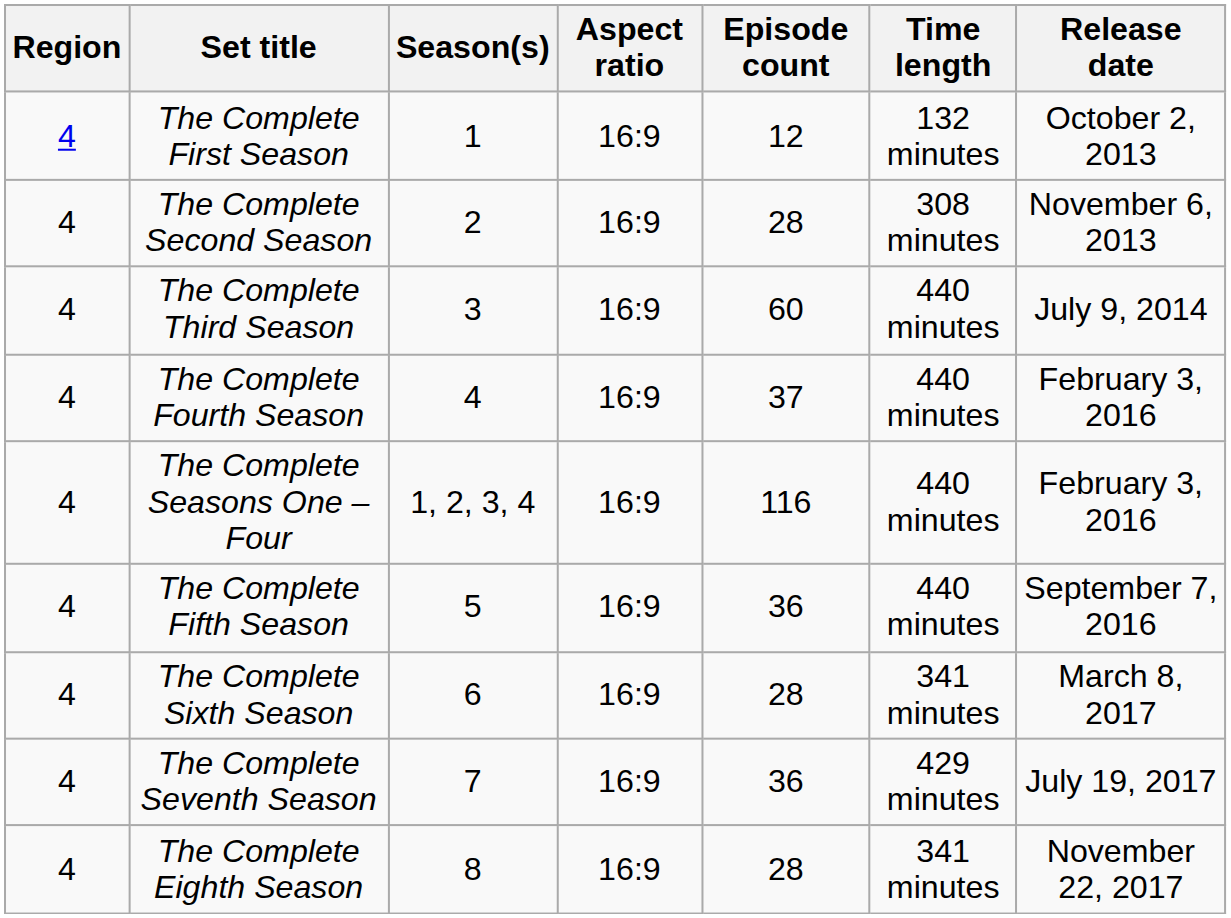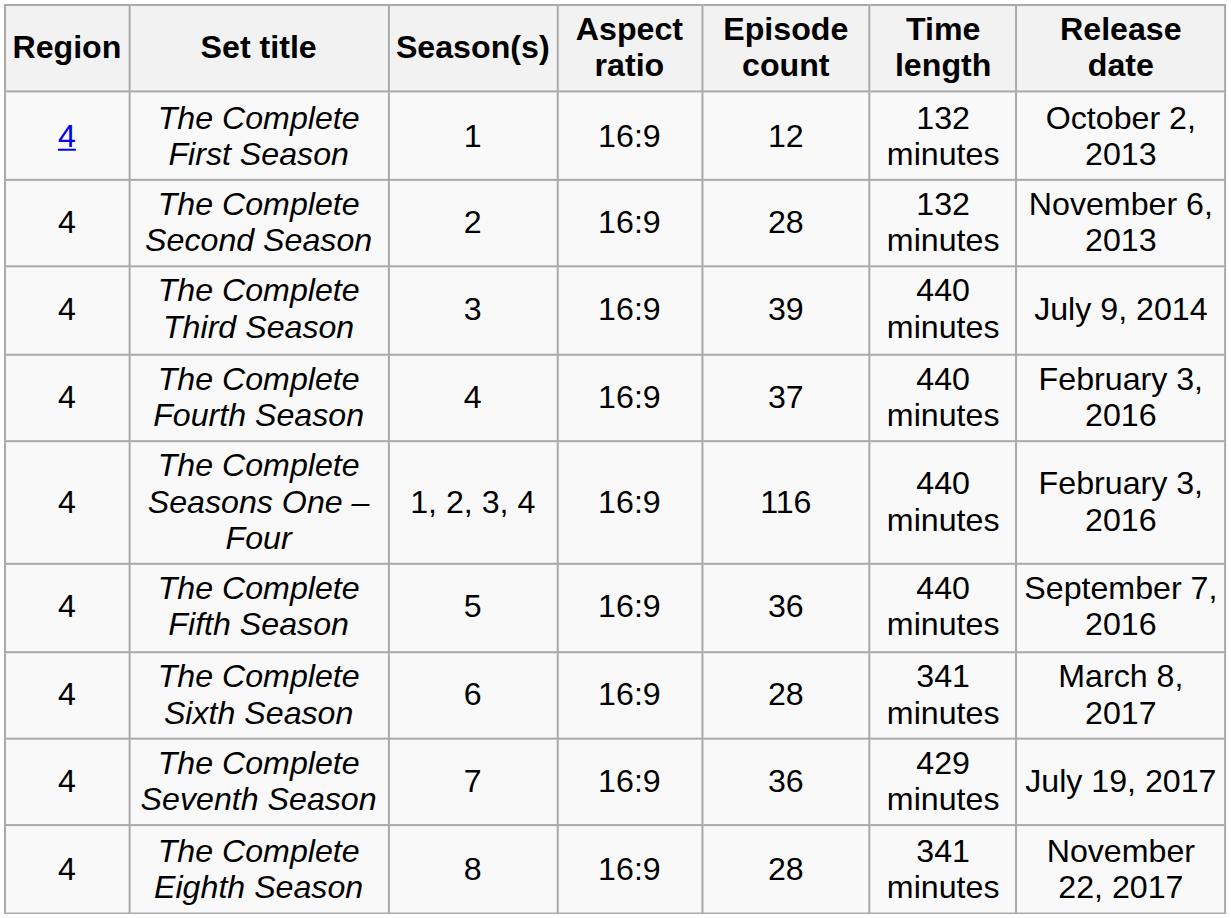(943, 222) 308 minutes -> (943, 222) 132 minutes
(786, 309) 60 -> (786, 309) 39
